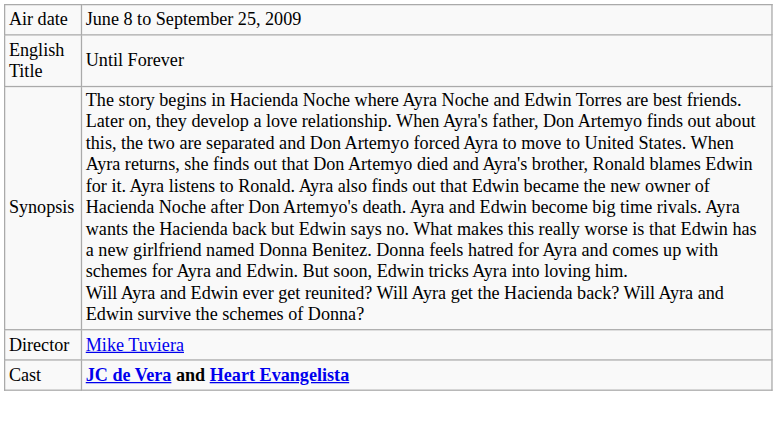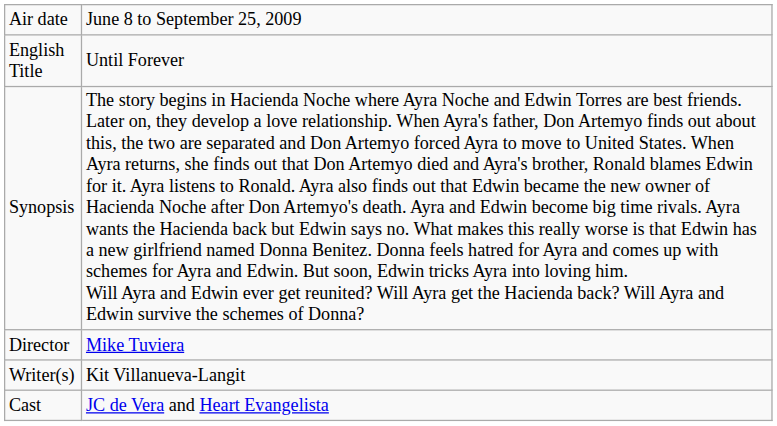+ row: (42, 375)
(217, 375) bold -> (207, 405) normal
